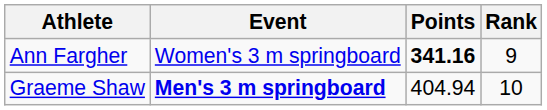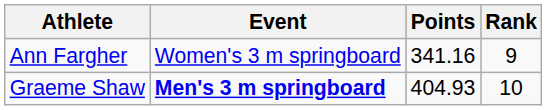(443, 55) bold -> (443, 55) normal
(443, 89) 404.94 -> (443, 89) 404.93
